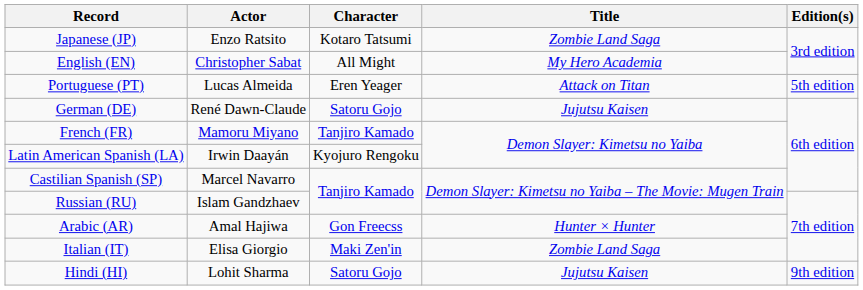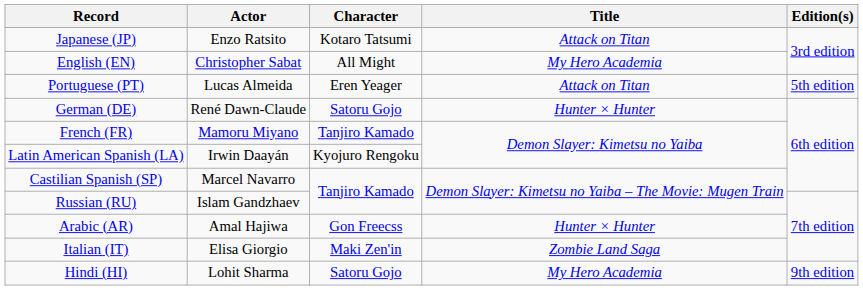(605, 39) Zombie Land Saga -> (605, 39) Attack on Titan
(605, 109) Jujutsu Kaisen -> (605, 109) Hunter × Hunter
(605, 272) Jujutsu Kaisen -> (605, 272) My Hero Academia
